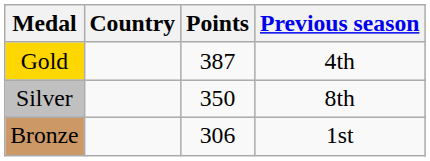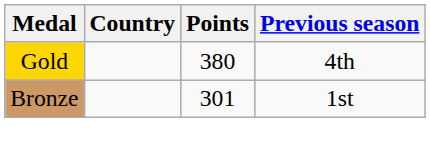(217, 60) 387 -> (217, 60) 380
- row: (44, 98)
(217, 135) 306 -> (217, 98) 301
